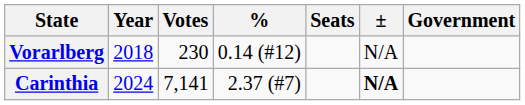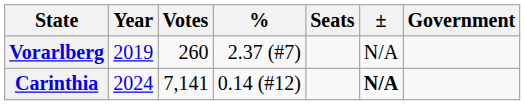(133, 52) 2018 -> (133, 52) 2019
(193, 52) 230 -> (193, 52) 260
(259, 52) 0.14 (#12) -> (264, 52) 2.37 (#7)
(264, 83) 2.37 (#7) -> (259, 83) 0.14 (#12)
